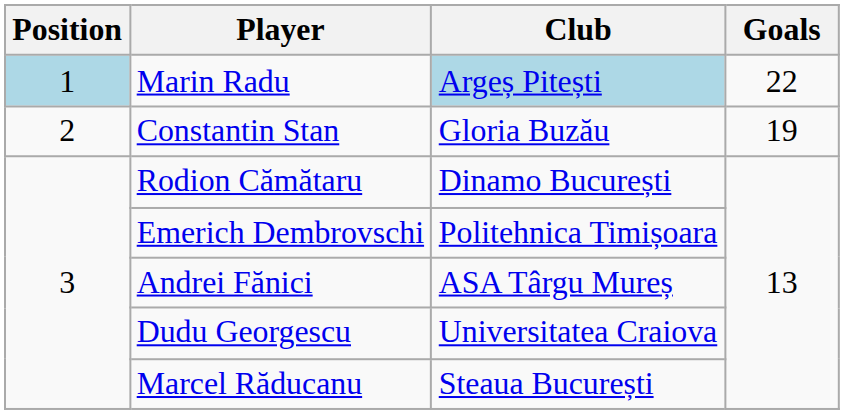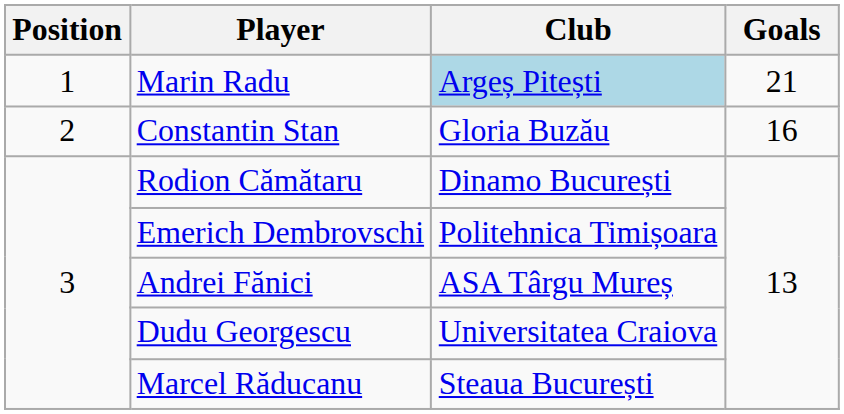(67, 80) lightblue background -> (67, 80) no background
(782, 80) 22 -> (782, 80) 21
(782, 130) 19 -> (782, 130) 16
